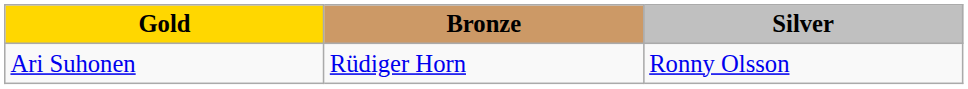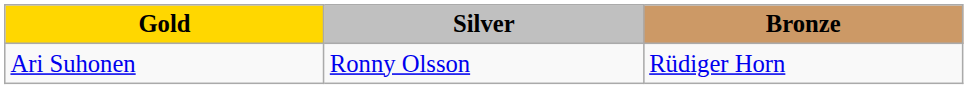columns swapped: (803, 24) <-> (484, 24)
